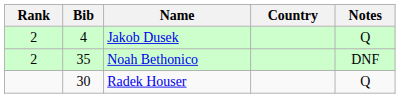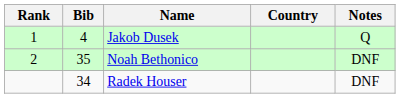(34, 37) 2 -> (34, 37) 1
(83, 81) 30 -> (83, 81) 34
(365, 81) Q -> (365, 81) DNF
